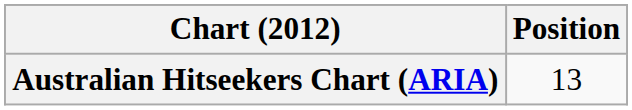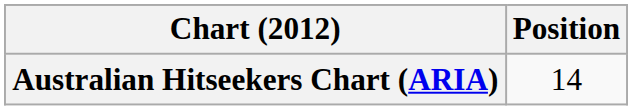(566, 78) 13 -> (566, 78) 14
